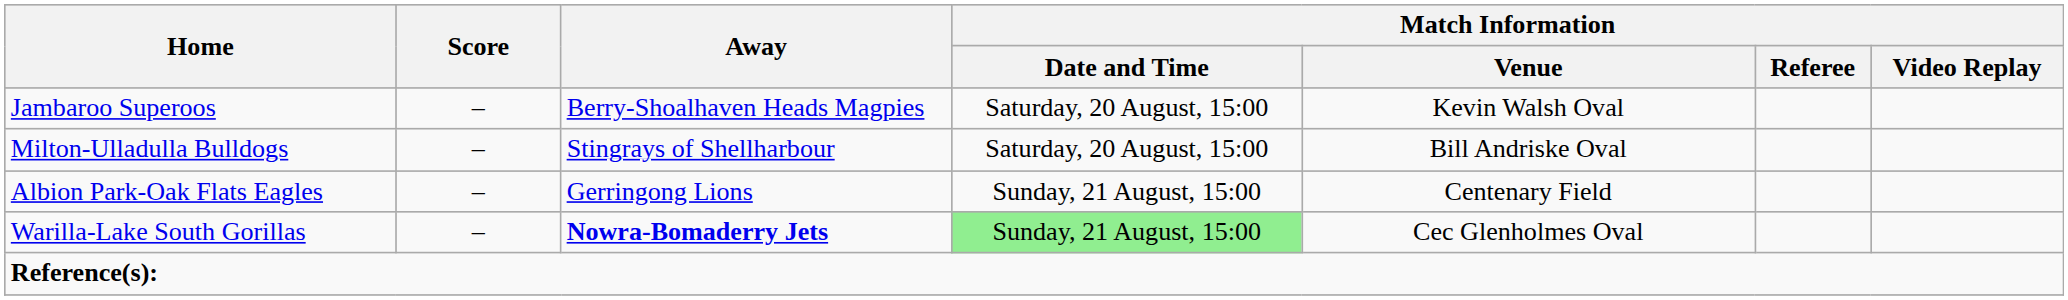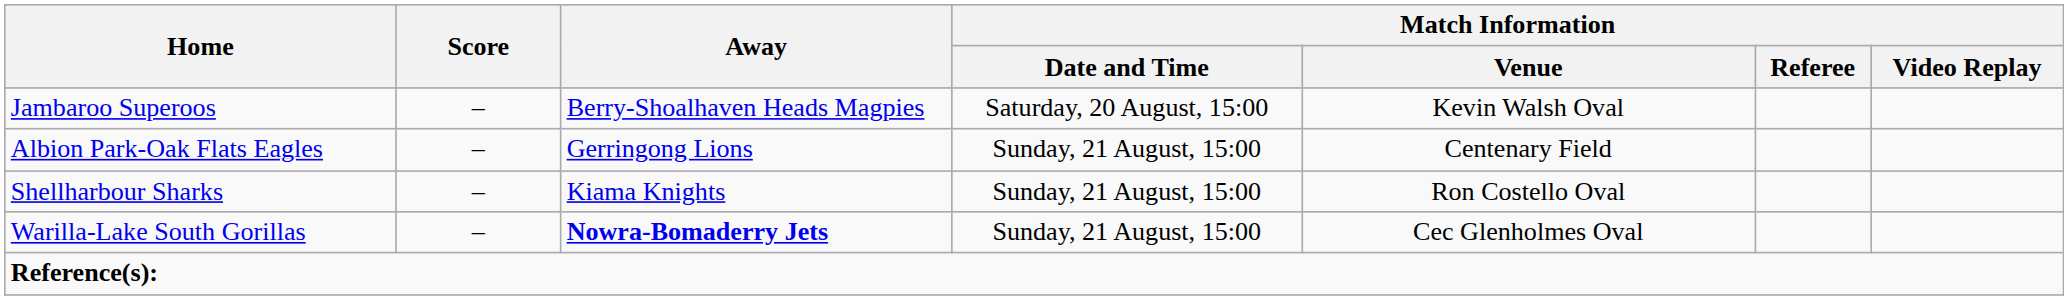- row: (150, 149)
+ row: (117, 190)
(1127, 231) lightgreen background -> (1127, 231) no background
